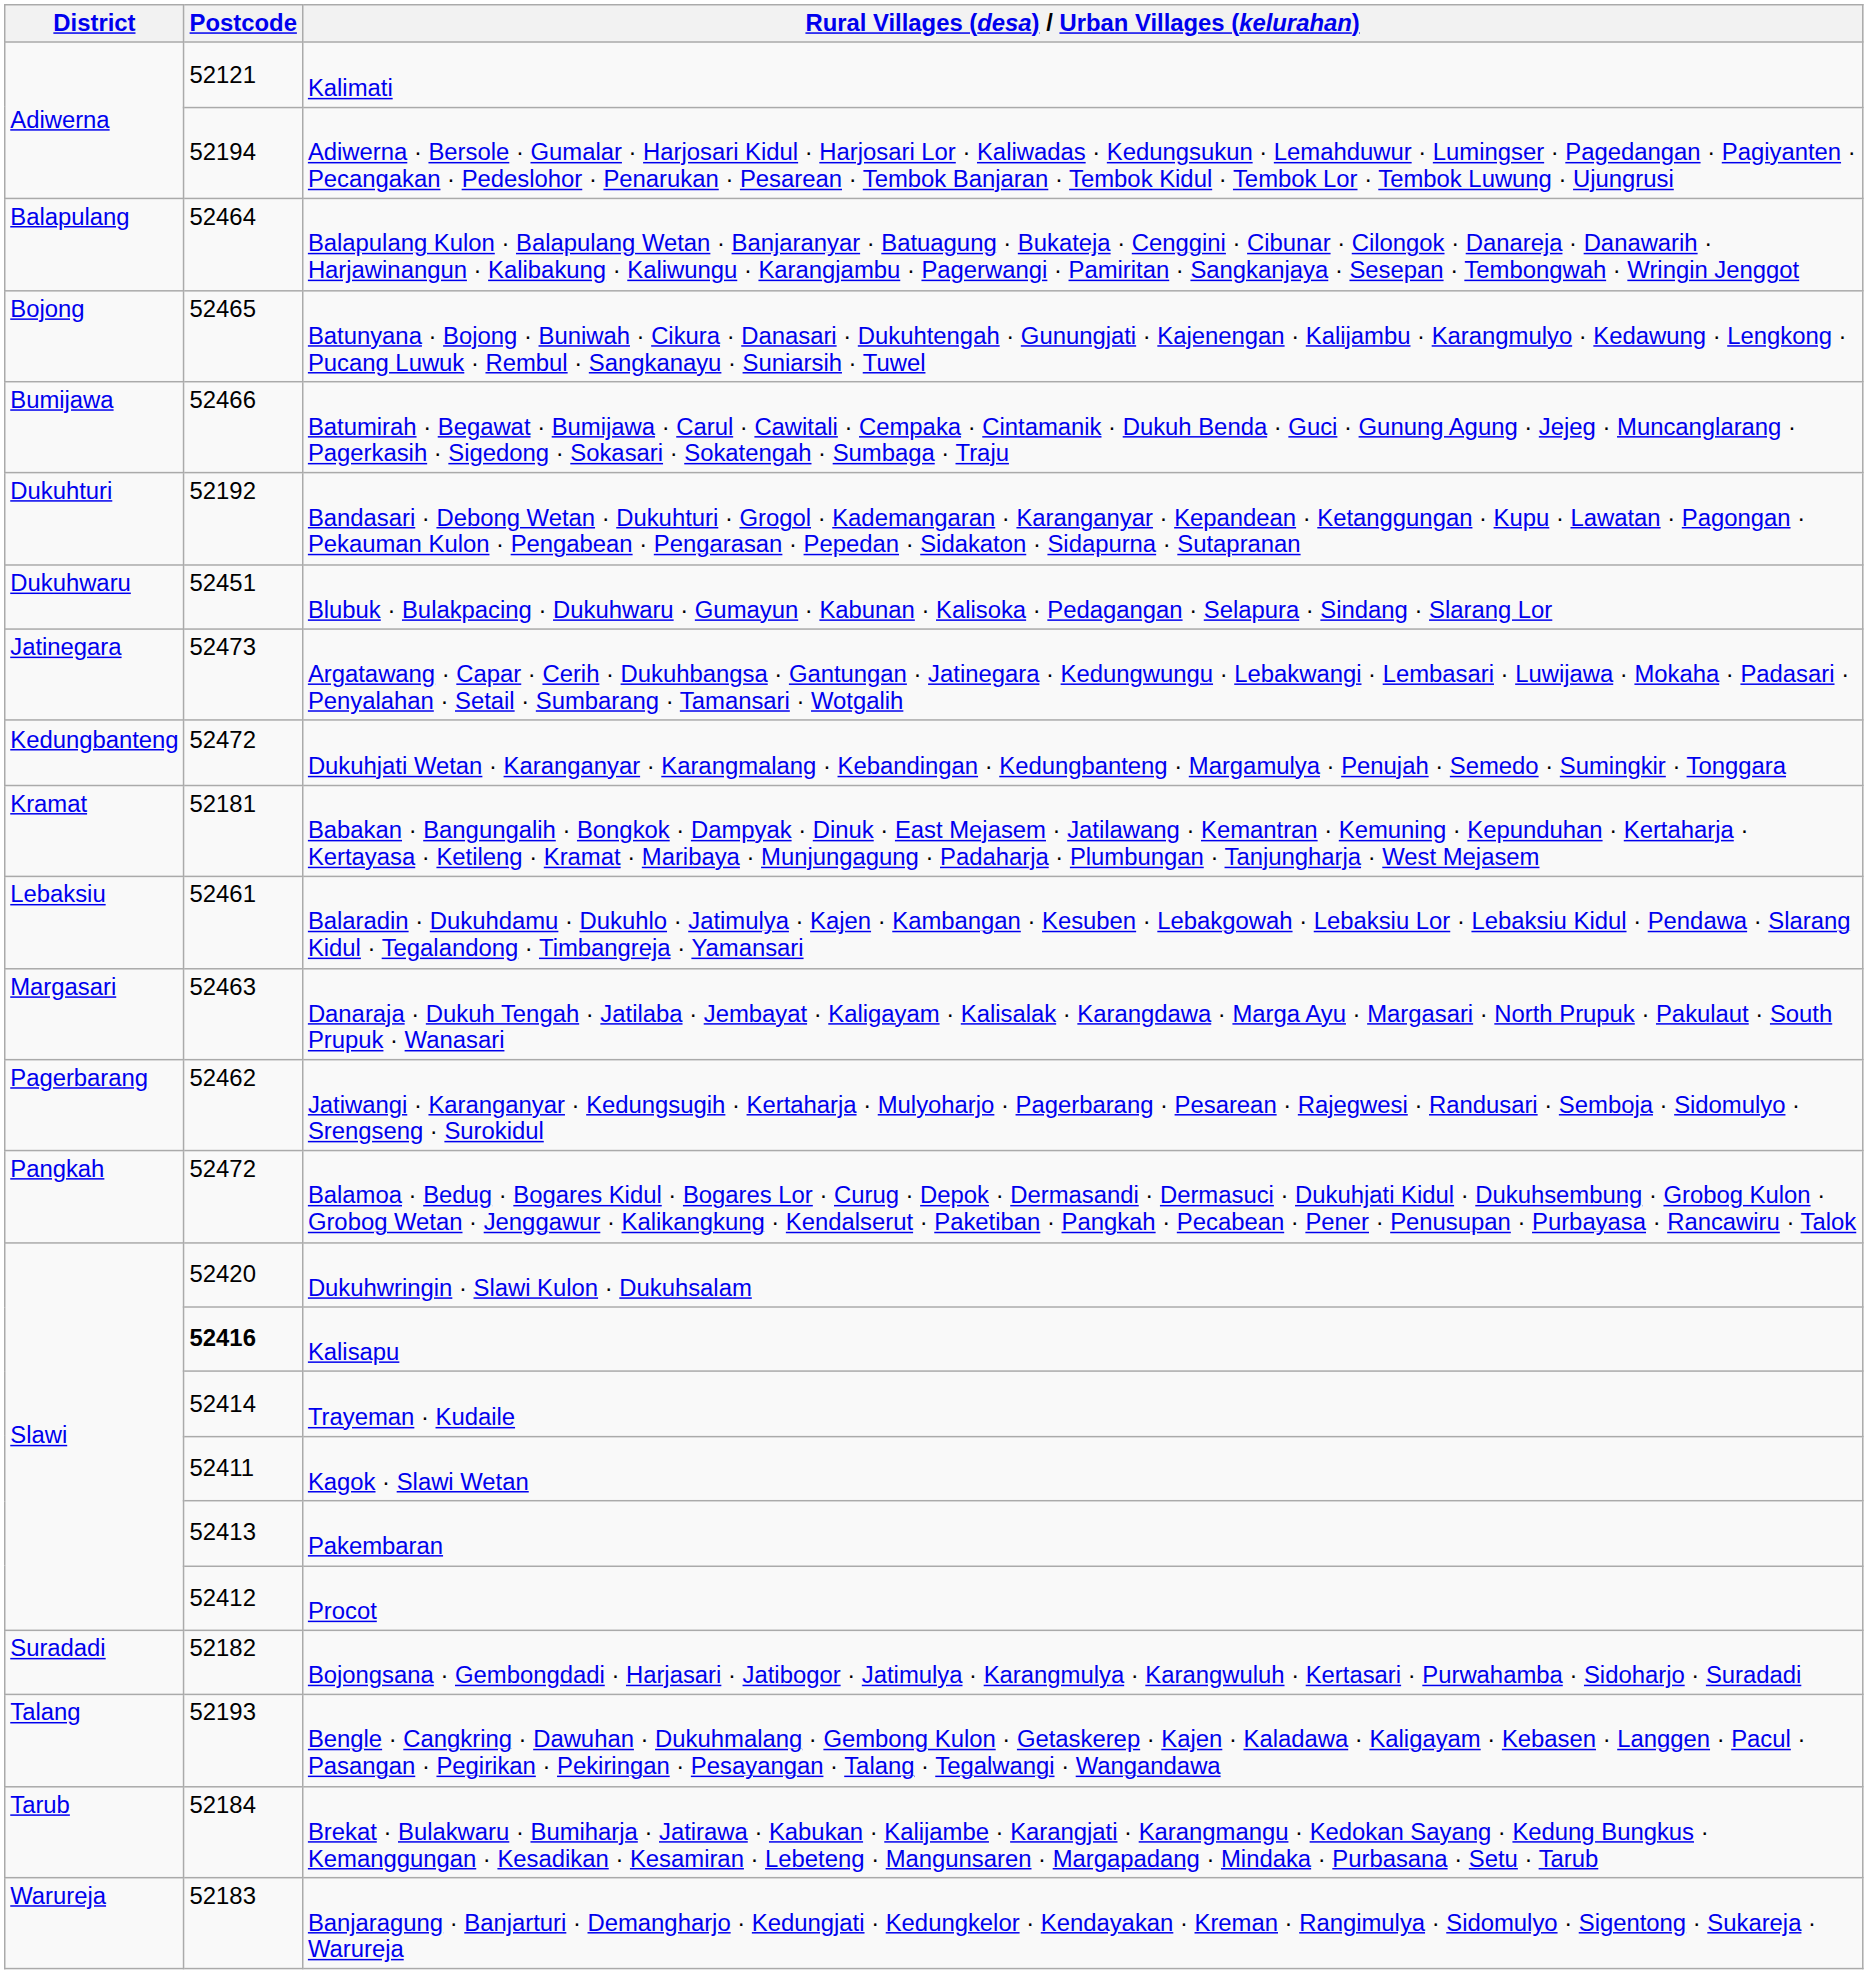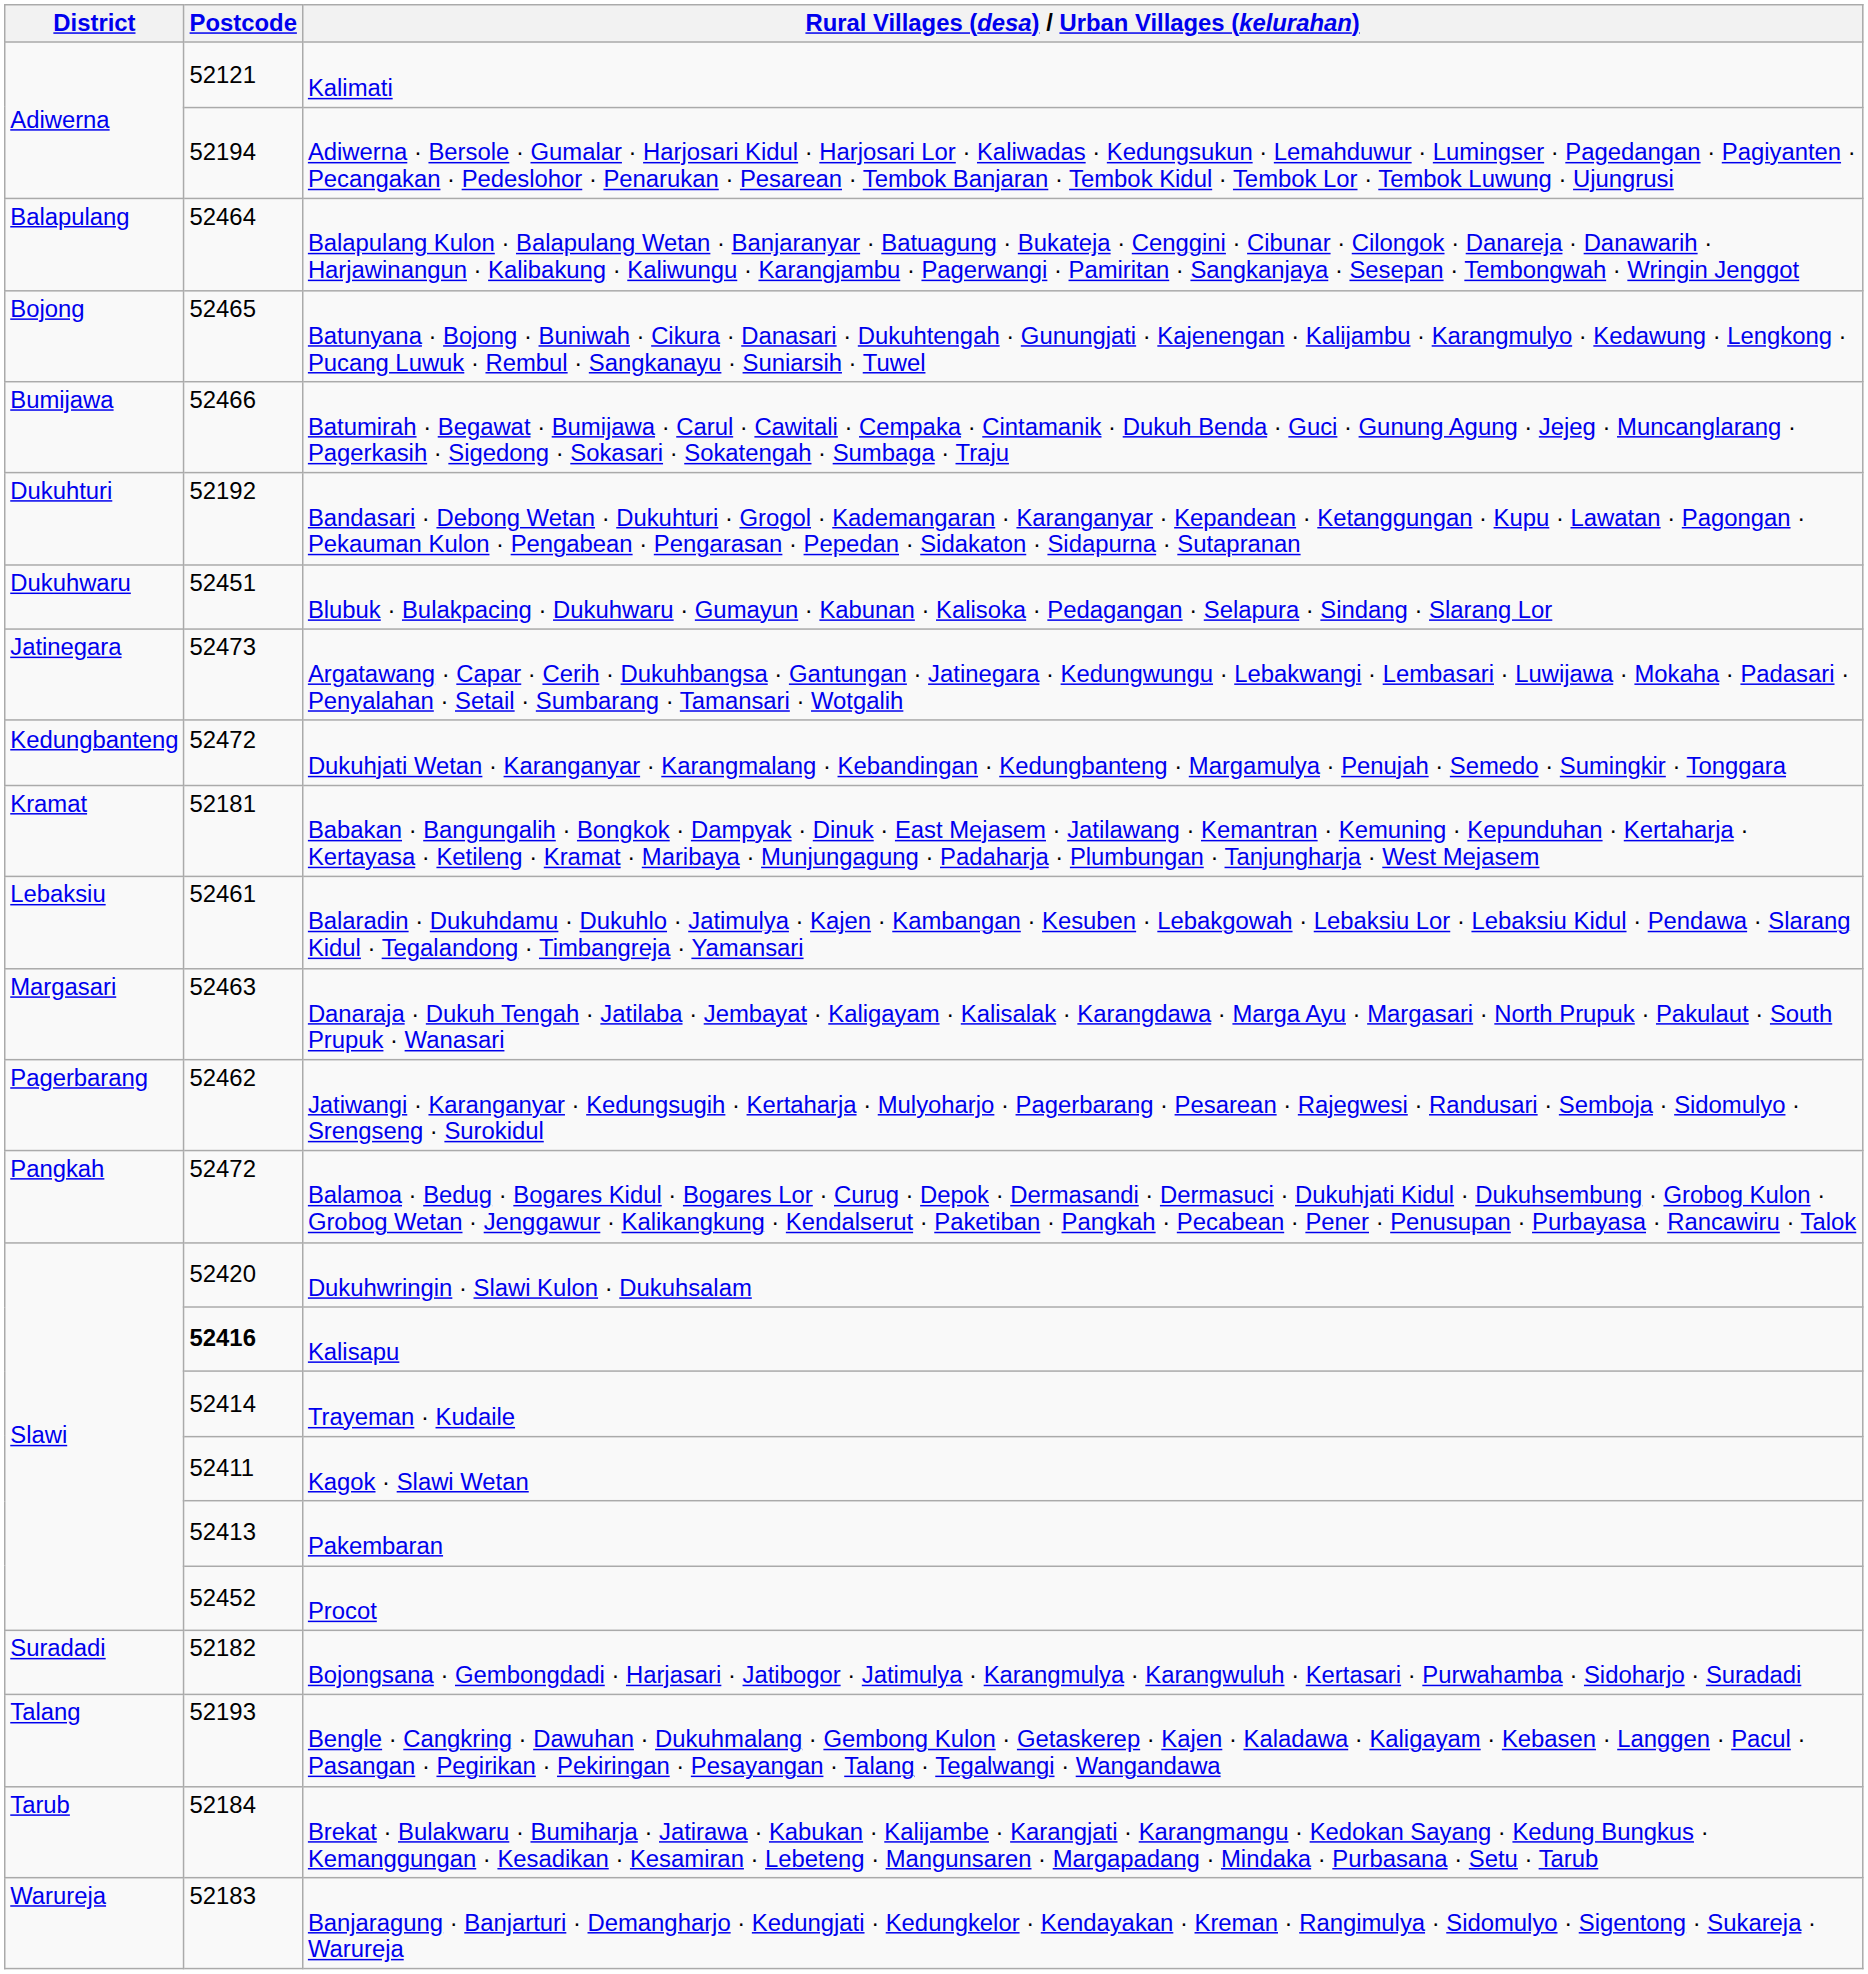(223, 1597) 52412 -> (223, 1597) 52452
